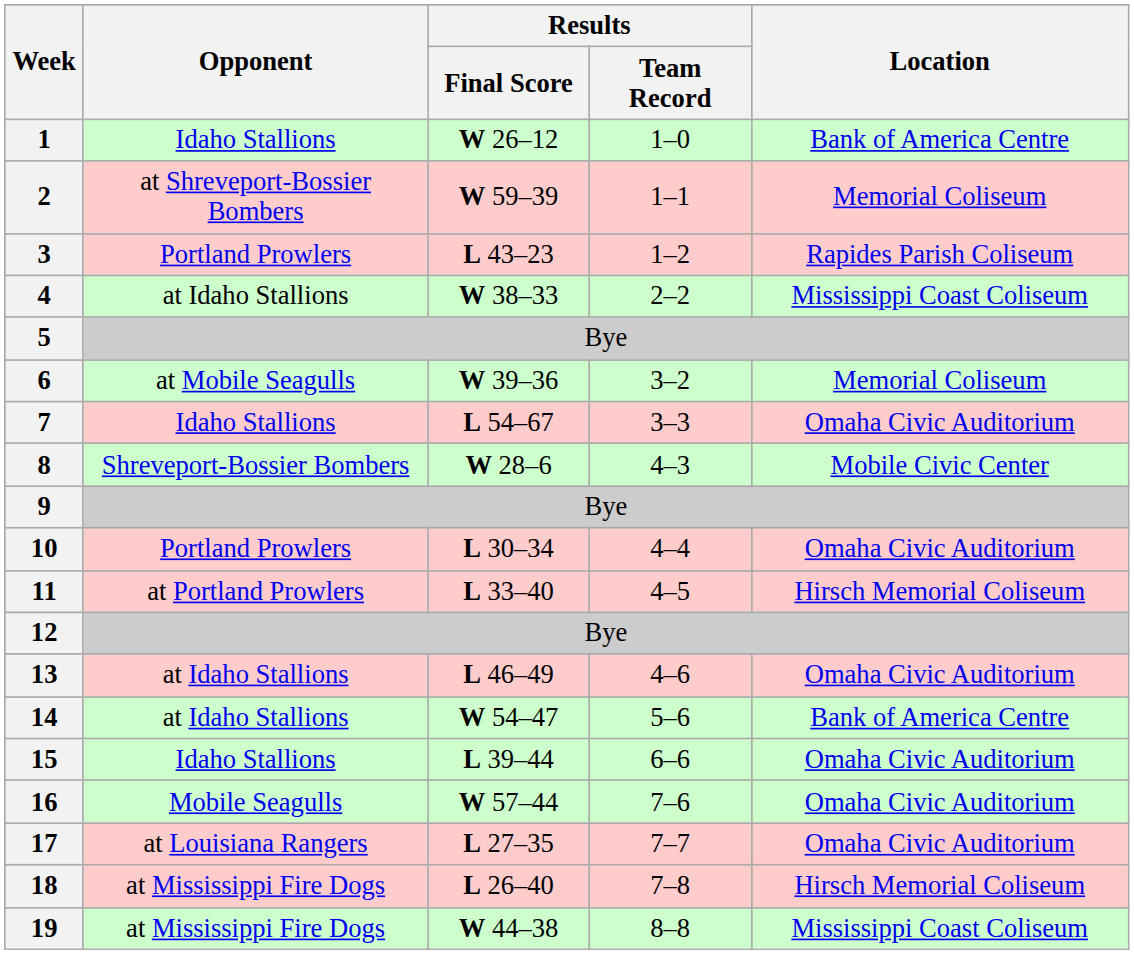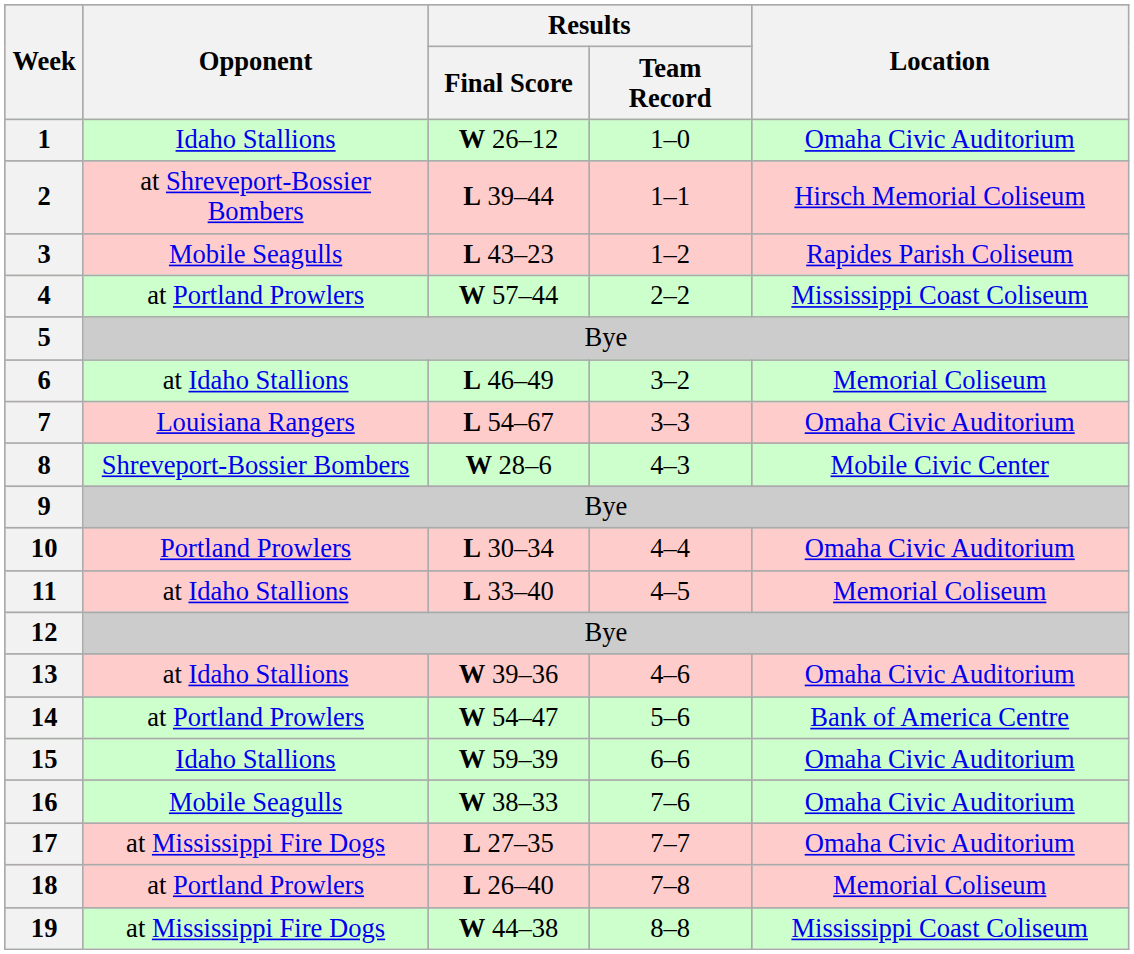(940, 139) Bank of America Centre -> (940, 139) Omaha Civic Auditorium
(509, 196) W 59–39 -> (509, 196) L 39–44
(940, 196) Memorial Coliseum -> (940, 196) Hirsch Memorial Coliseum
(256, 253) Portland Prowlers -> (256, 253) Mobile Seagulls
(256, 295) at Idaho Stallions -> (256, 295) at Portland Prowlers
(509, 295) W 38–33 -> (509, 295) W 57–44
(256, 380) at Mobile Seagulls -> (256, 380) at Idaho Stallions
(509, 380) W 39–36 -> (509, 380) L 46–49
(256, 422) Idaho Stallions -> (256, 422) Louisiana Rangers
(256, 590) at Portland Prowlers -> (256, 590) at Idaho Stallions
(940, 590) Hirsch Memorial Coliseum -> (940, 590) Memorial Coliseum
(509, 675) L 46–49 -> (509, 675) W 39–36
(256, 717) at Idaho Stallions -> (256, 717) at Portland Prowlers
(509, 759) L 39–44 -> (509, 759) W 59–39
(509, 801) W 57–44 -> (509, 801) W 38–33
(256, 843) at Louisiana Rangers -> (256, 843) at Mississippi Fire Dogs
(256, 885) at Mississippi Fire Dogs -> (256, 885) at Portland Prowlers
(940, 885) Hirsch Memorial Coliseum -> (940, 885) Memorial Coliseum
